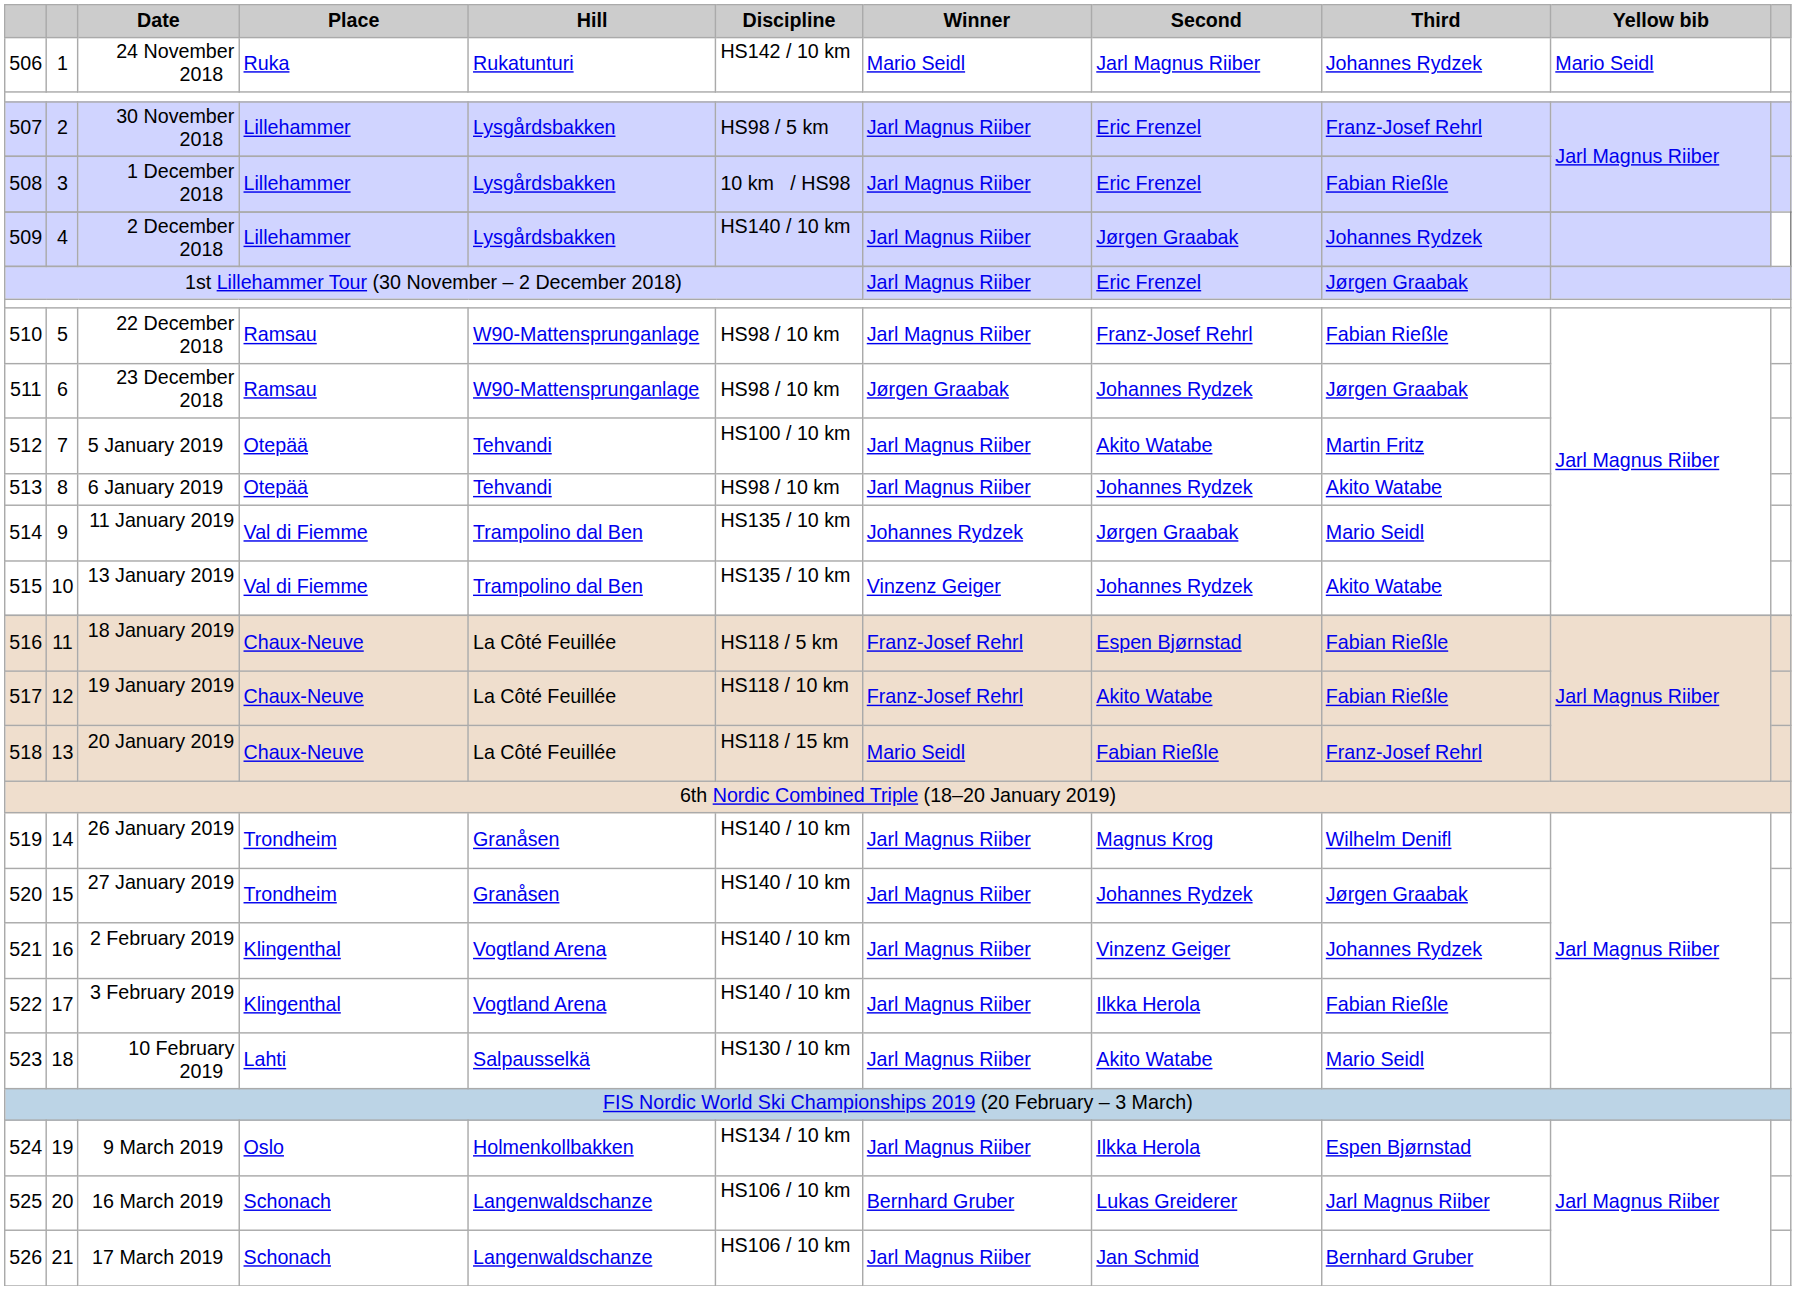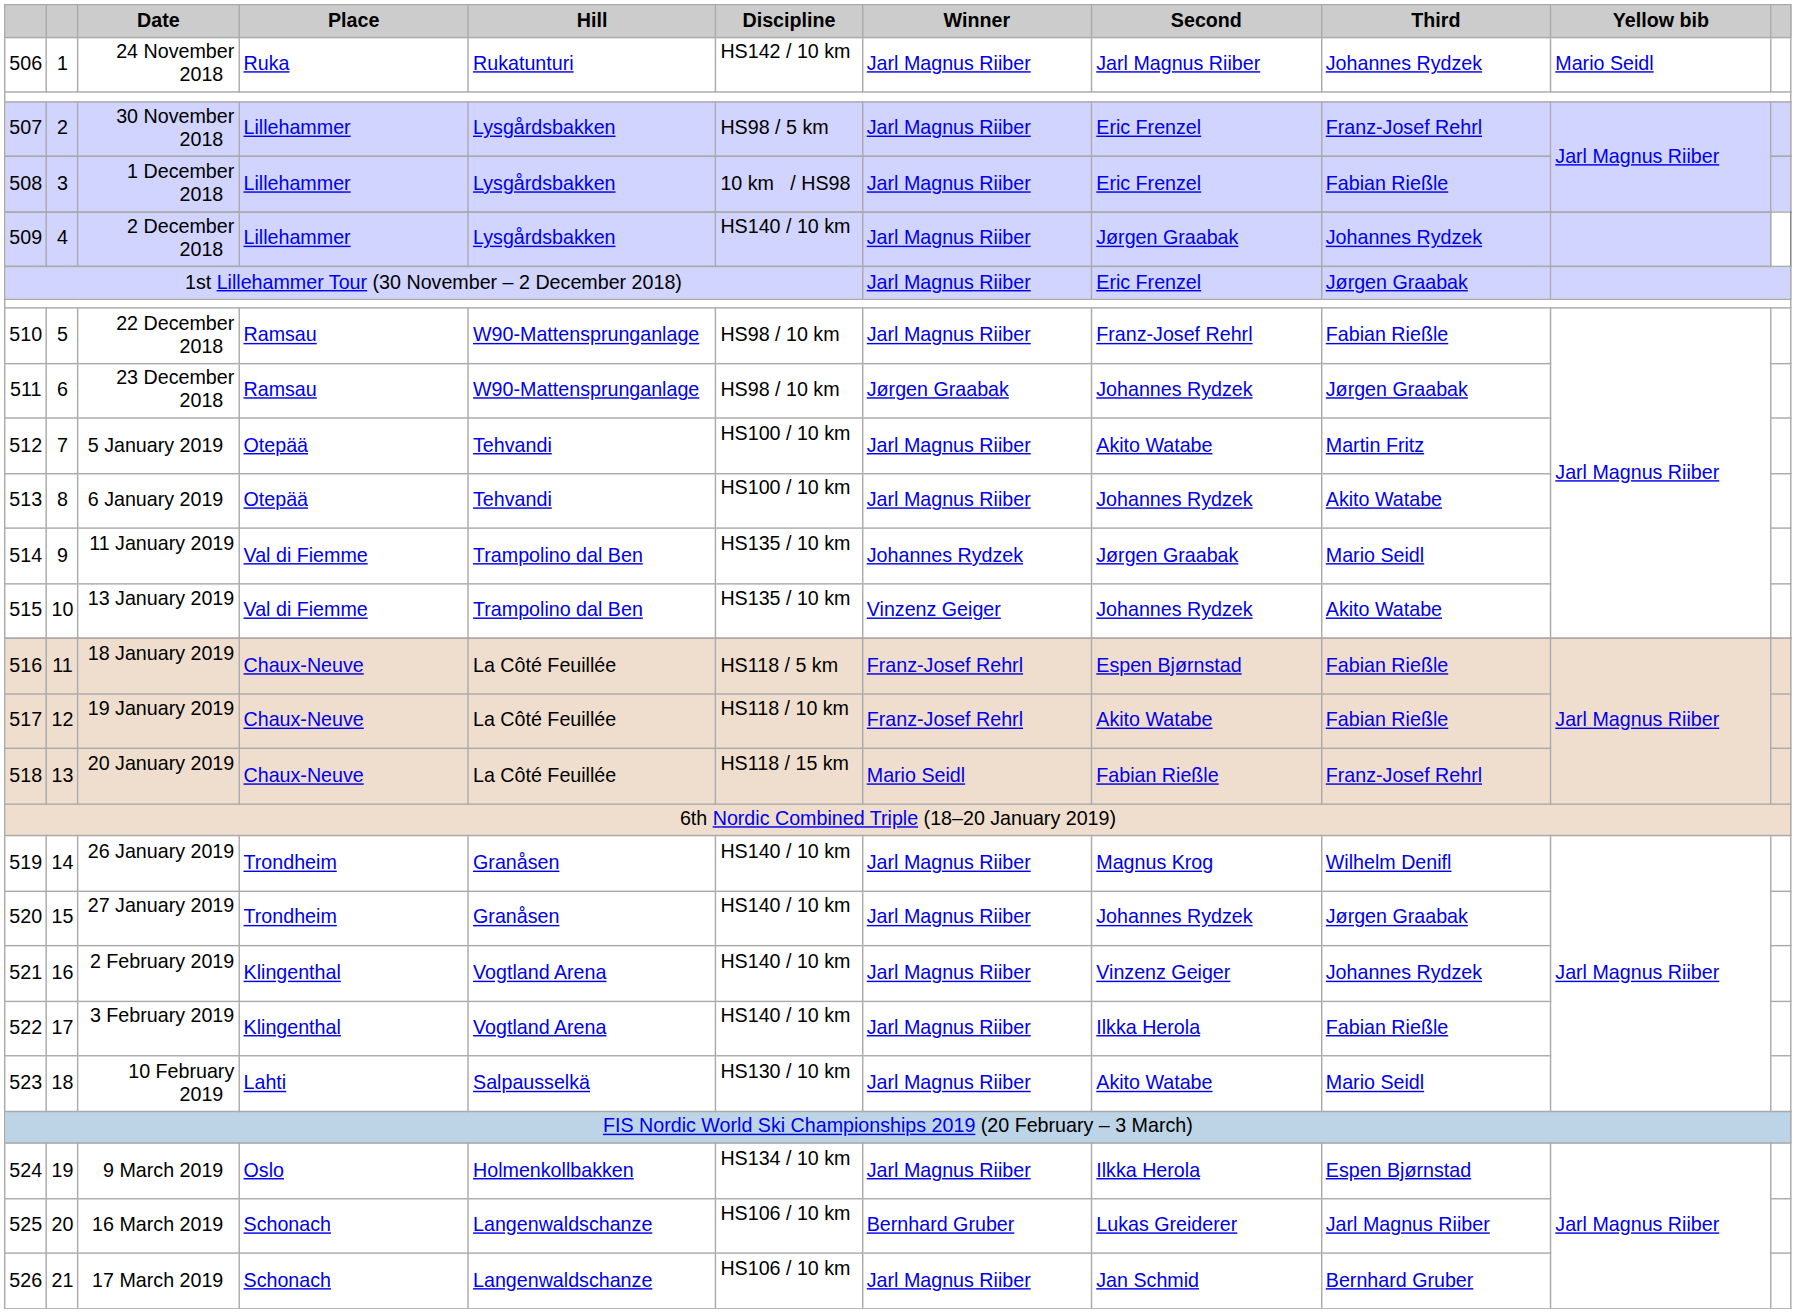(916, 63) Mario Seidl -> (949, 63) Jarl Magnus Riiber
(785, 488) HS98 / 10 km -> (785, 500) HS100 / 10 km
